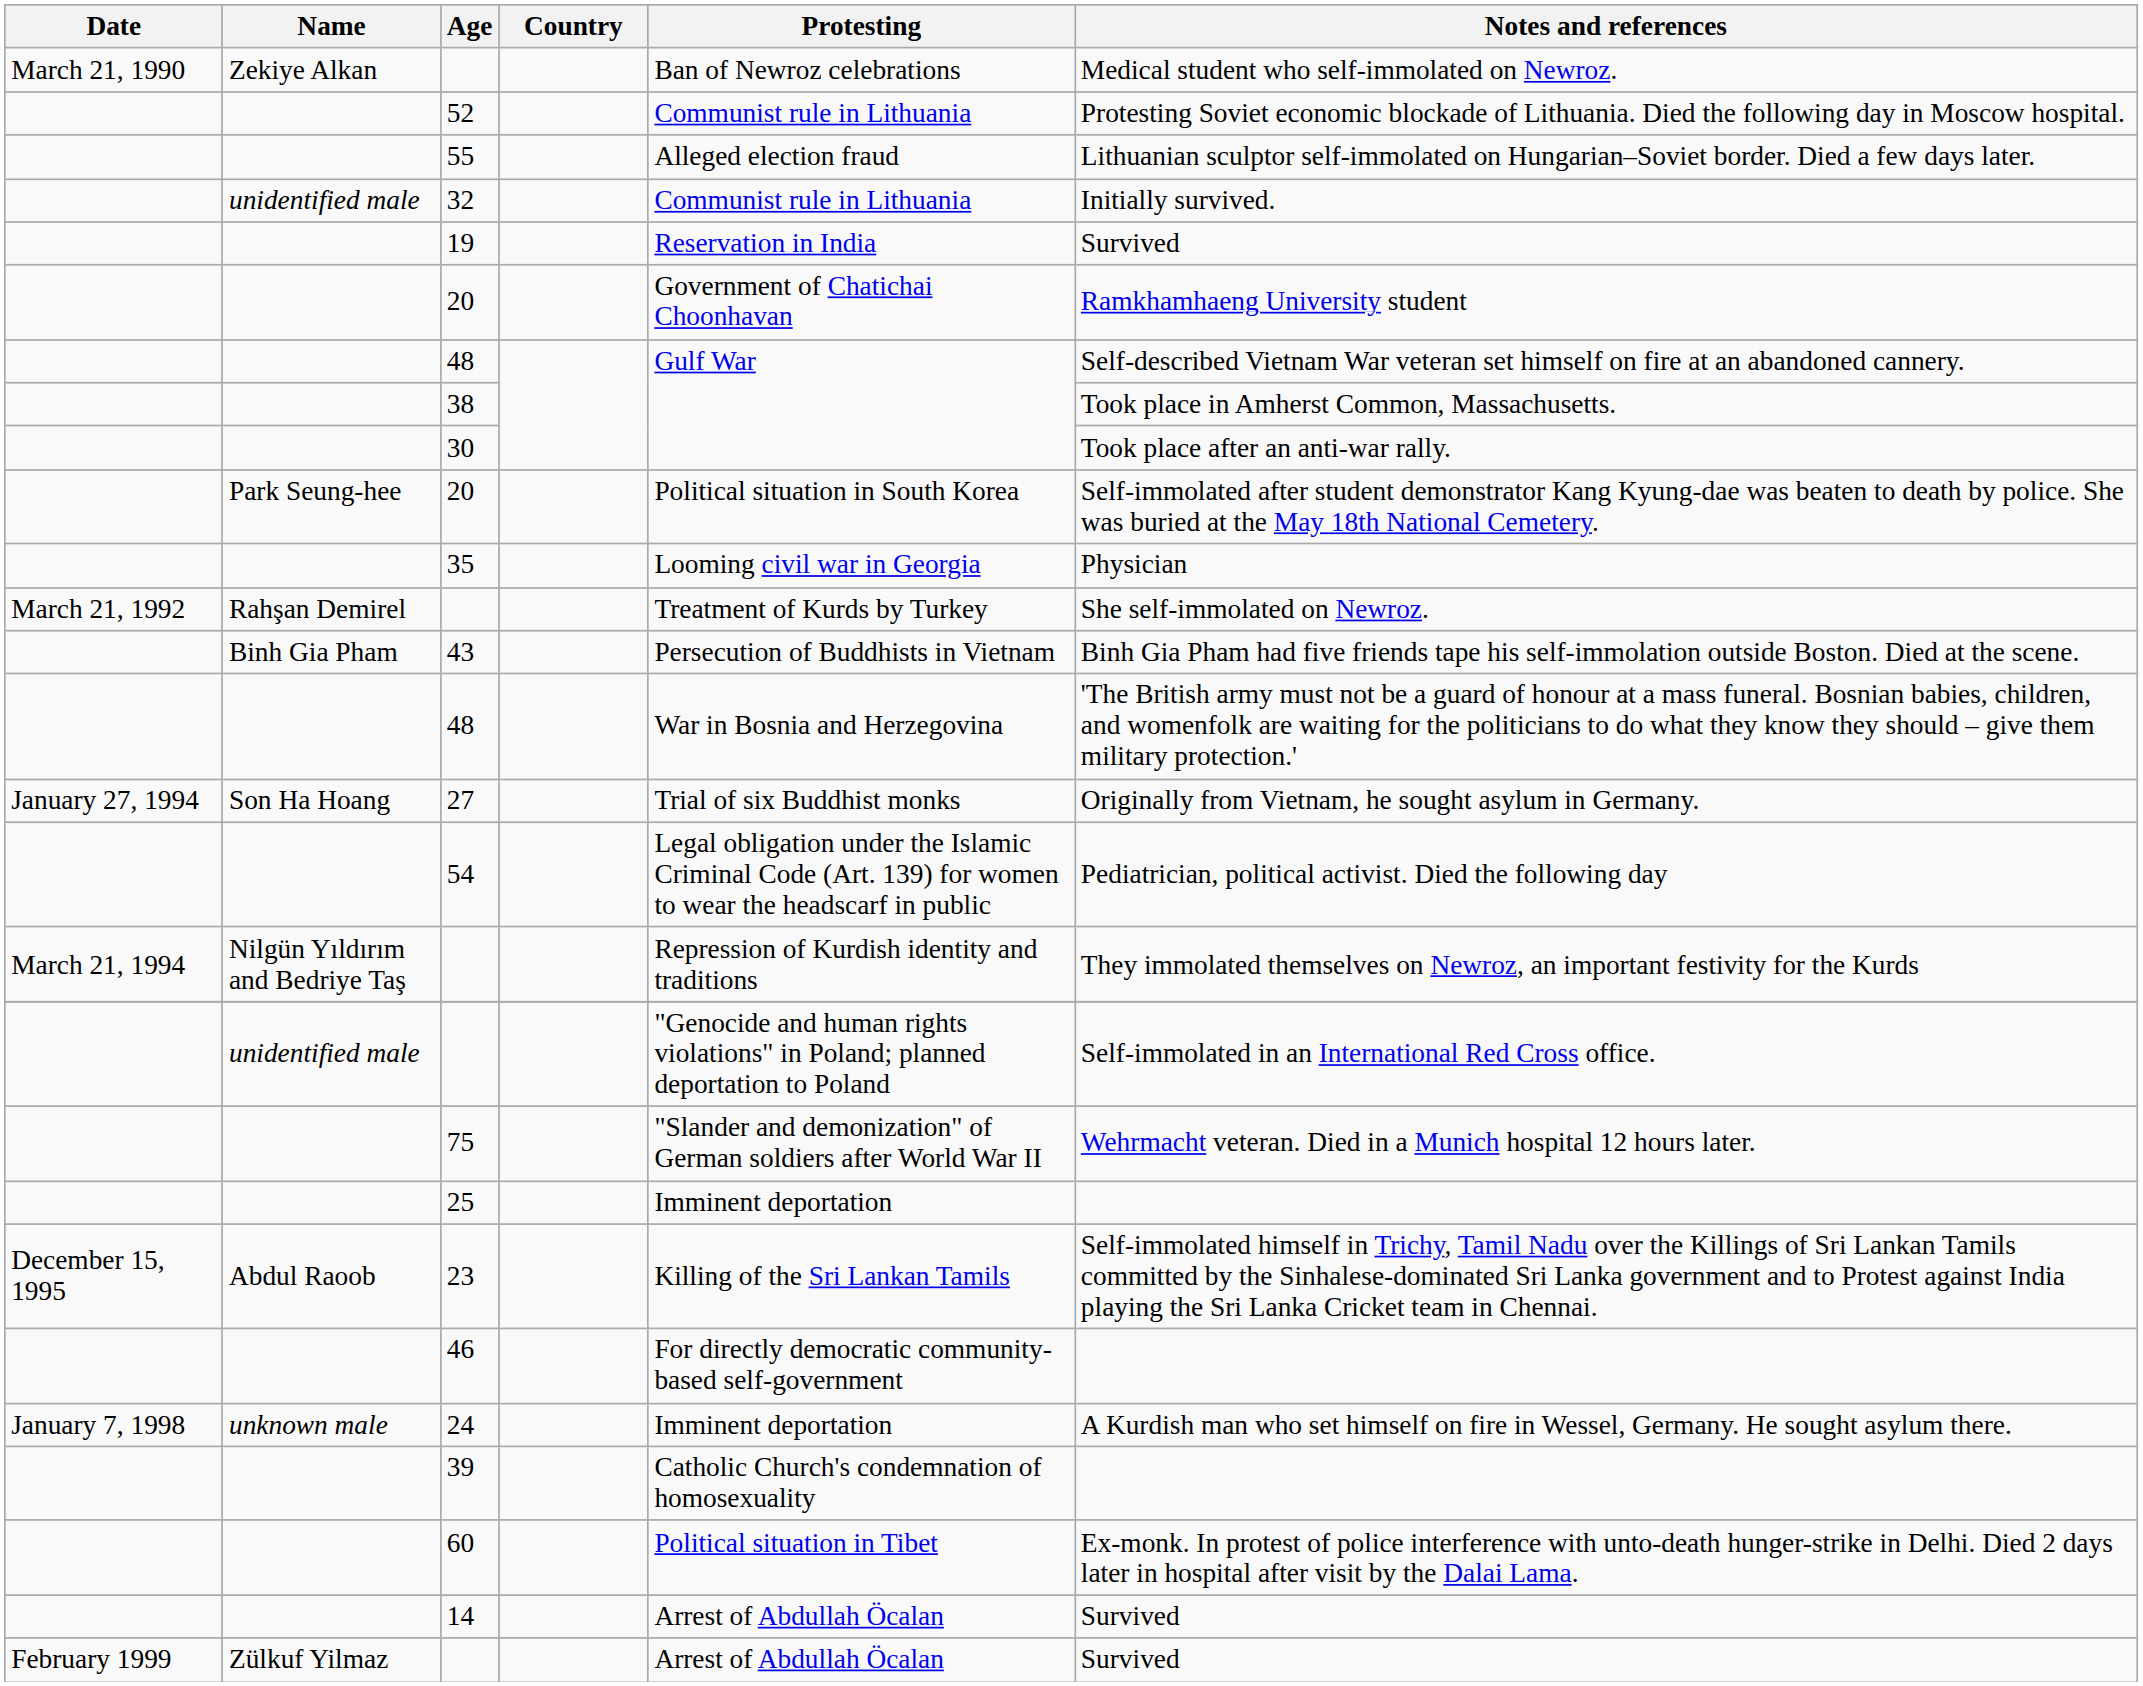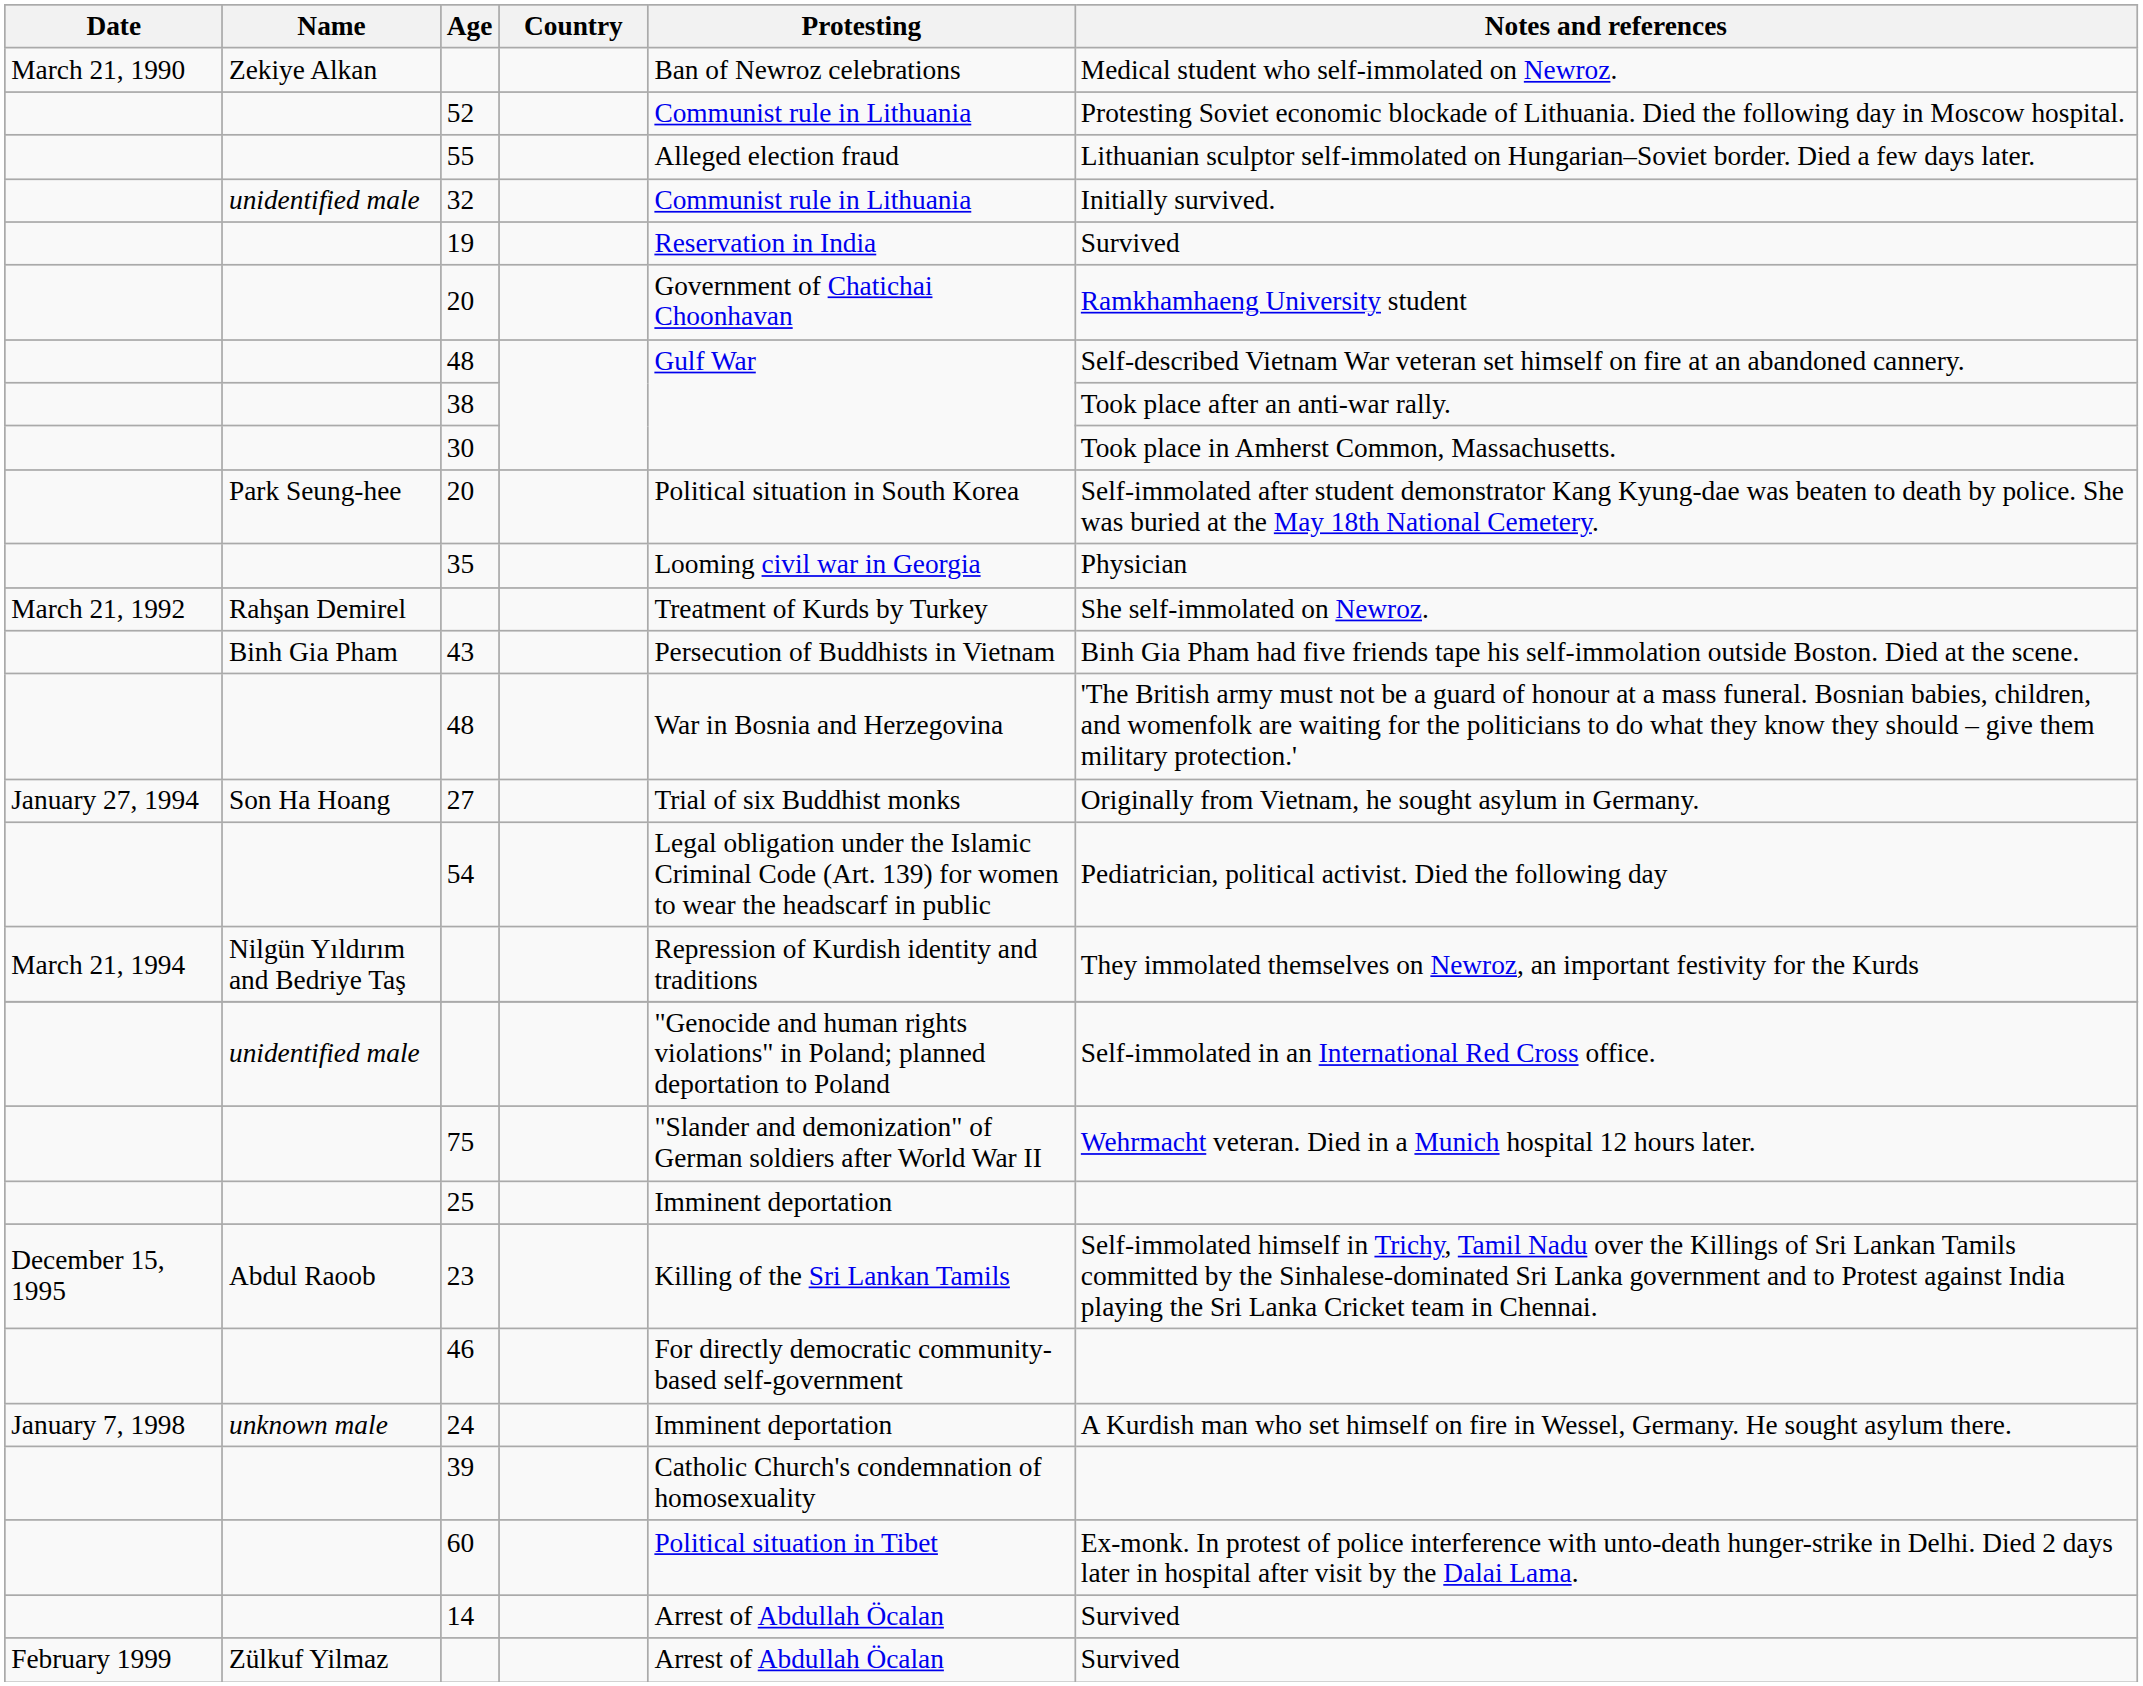(1349, 404) Took place in Amherst Common, Massachusetts. -> (1266, 404) Took place after an anti-war rally.
(1266, 447) Took place after an anti-war rally. -> (1349, 447) Took place in Amherst Common, Massachusetts.
